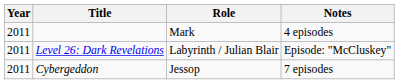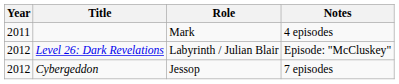(19, 50) 2011 -> (19, 50) 2012
(19, 69) 2011 -> (19, 69) 2012
